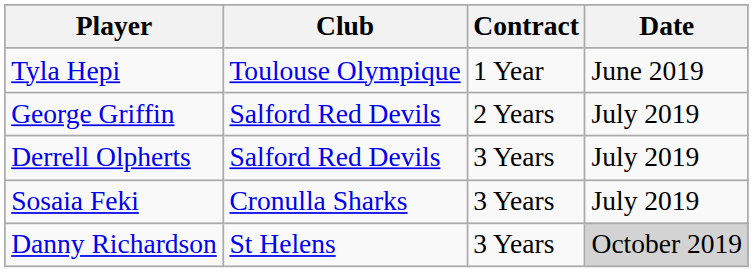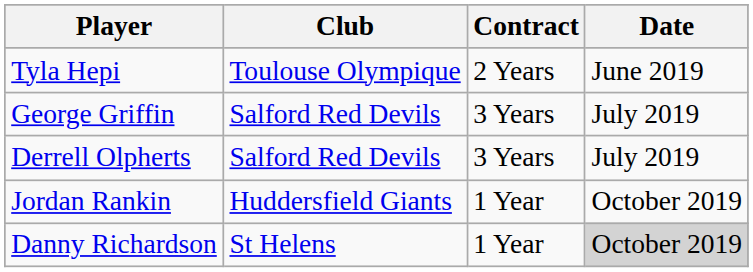(509, 69) 1 Year -> (514, 69) 2 Years
(514, 113) 2 Years -> (514, 113) 3 Years
- row: (75, 200)
+ row: (91, 200)
(514, 244) 3 Years -> (509, 244) 1 Year
